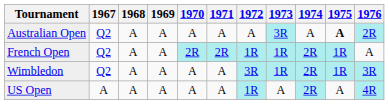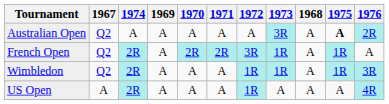columns swapped: (133, 14) <-> (310, 14)
(251, 52) 1R -> (251, 52) 3R
(251, 71) 3R -> (251, 71) 1R
